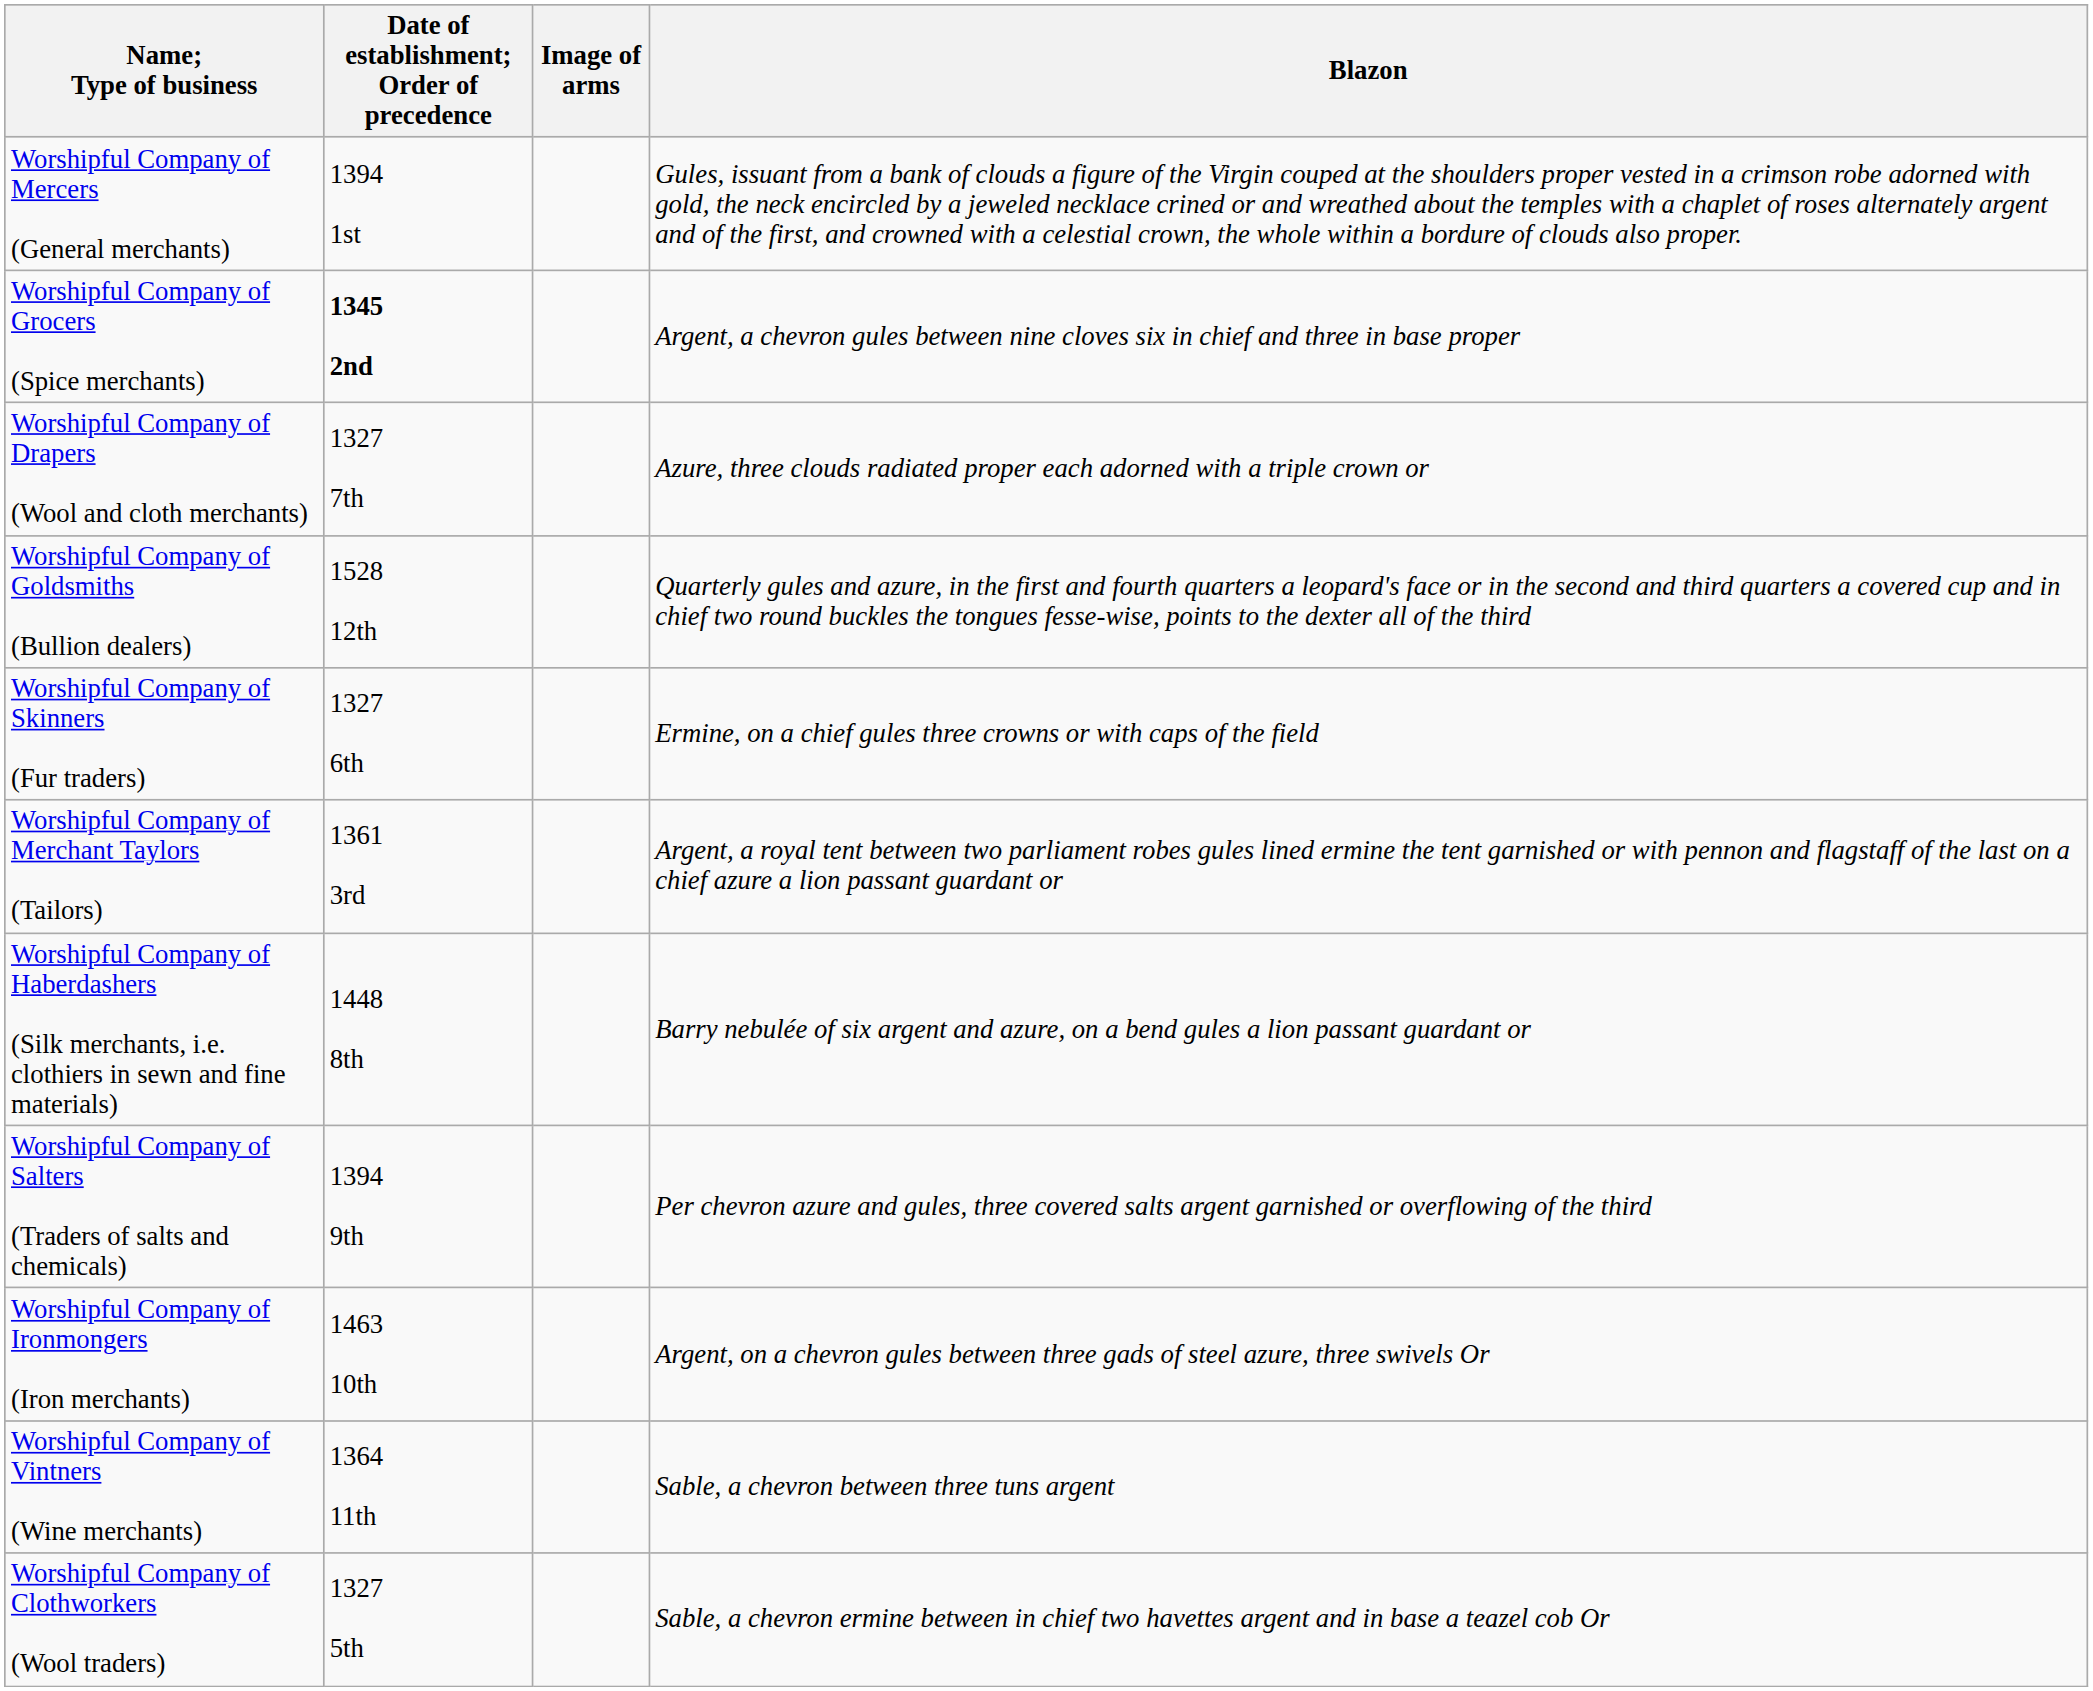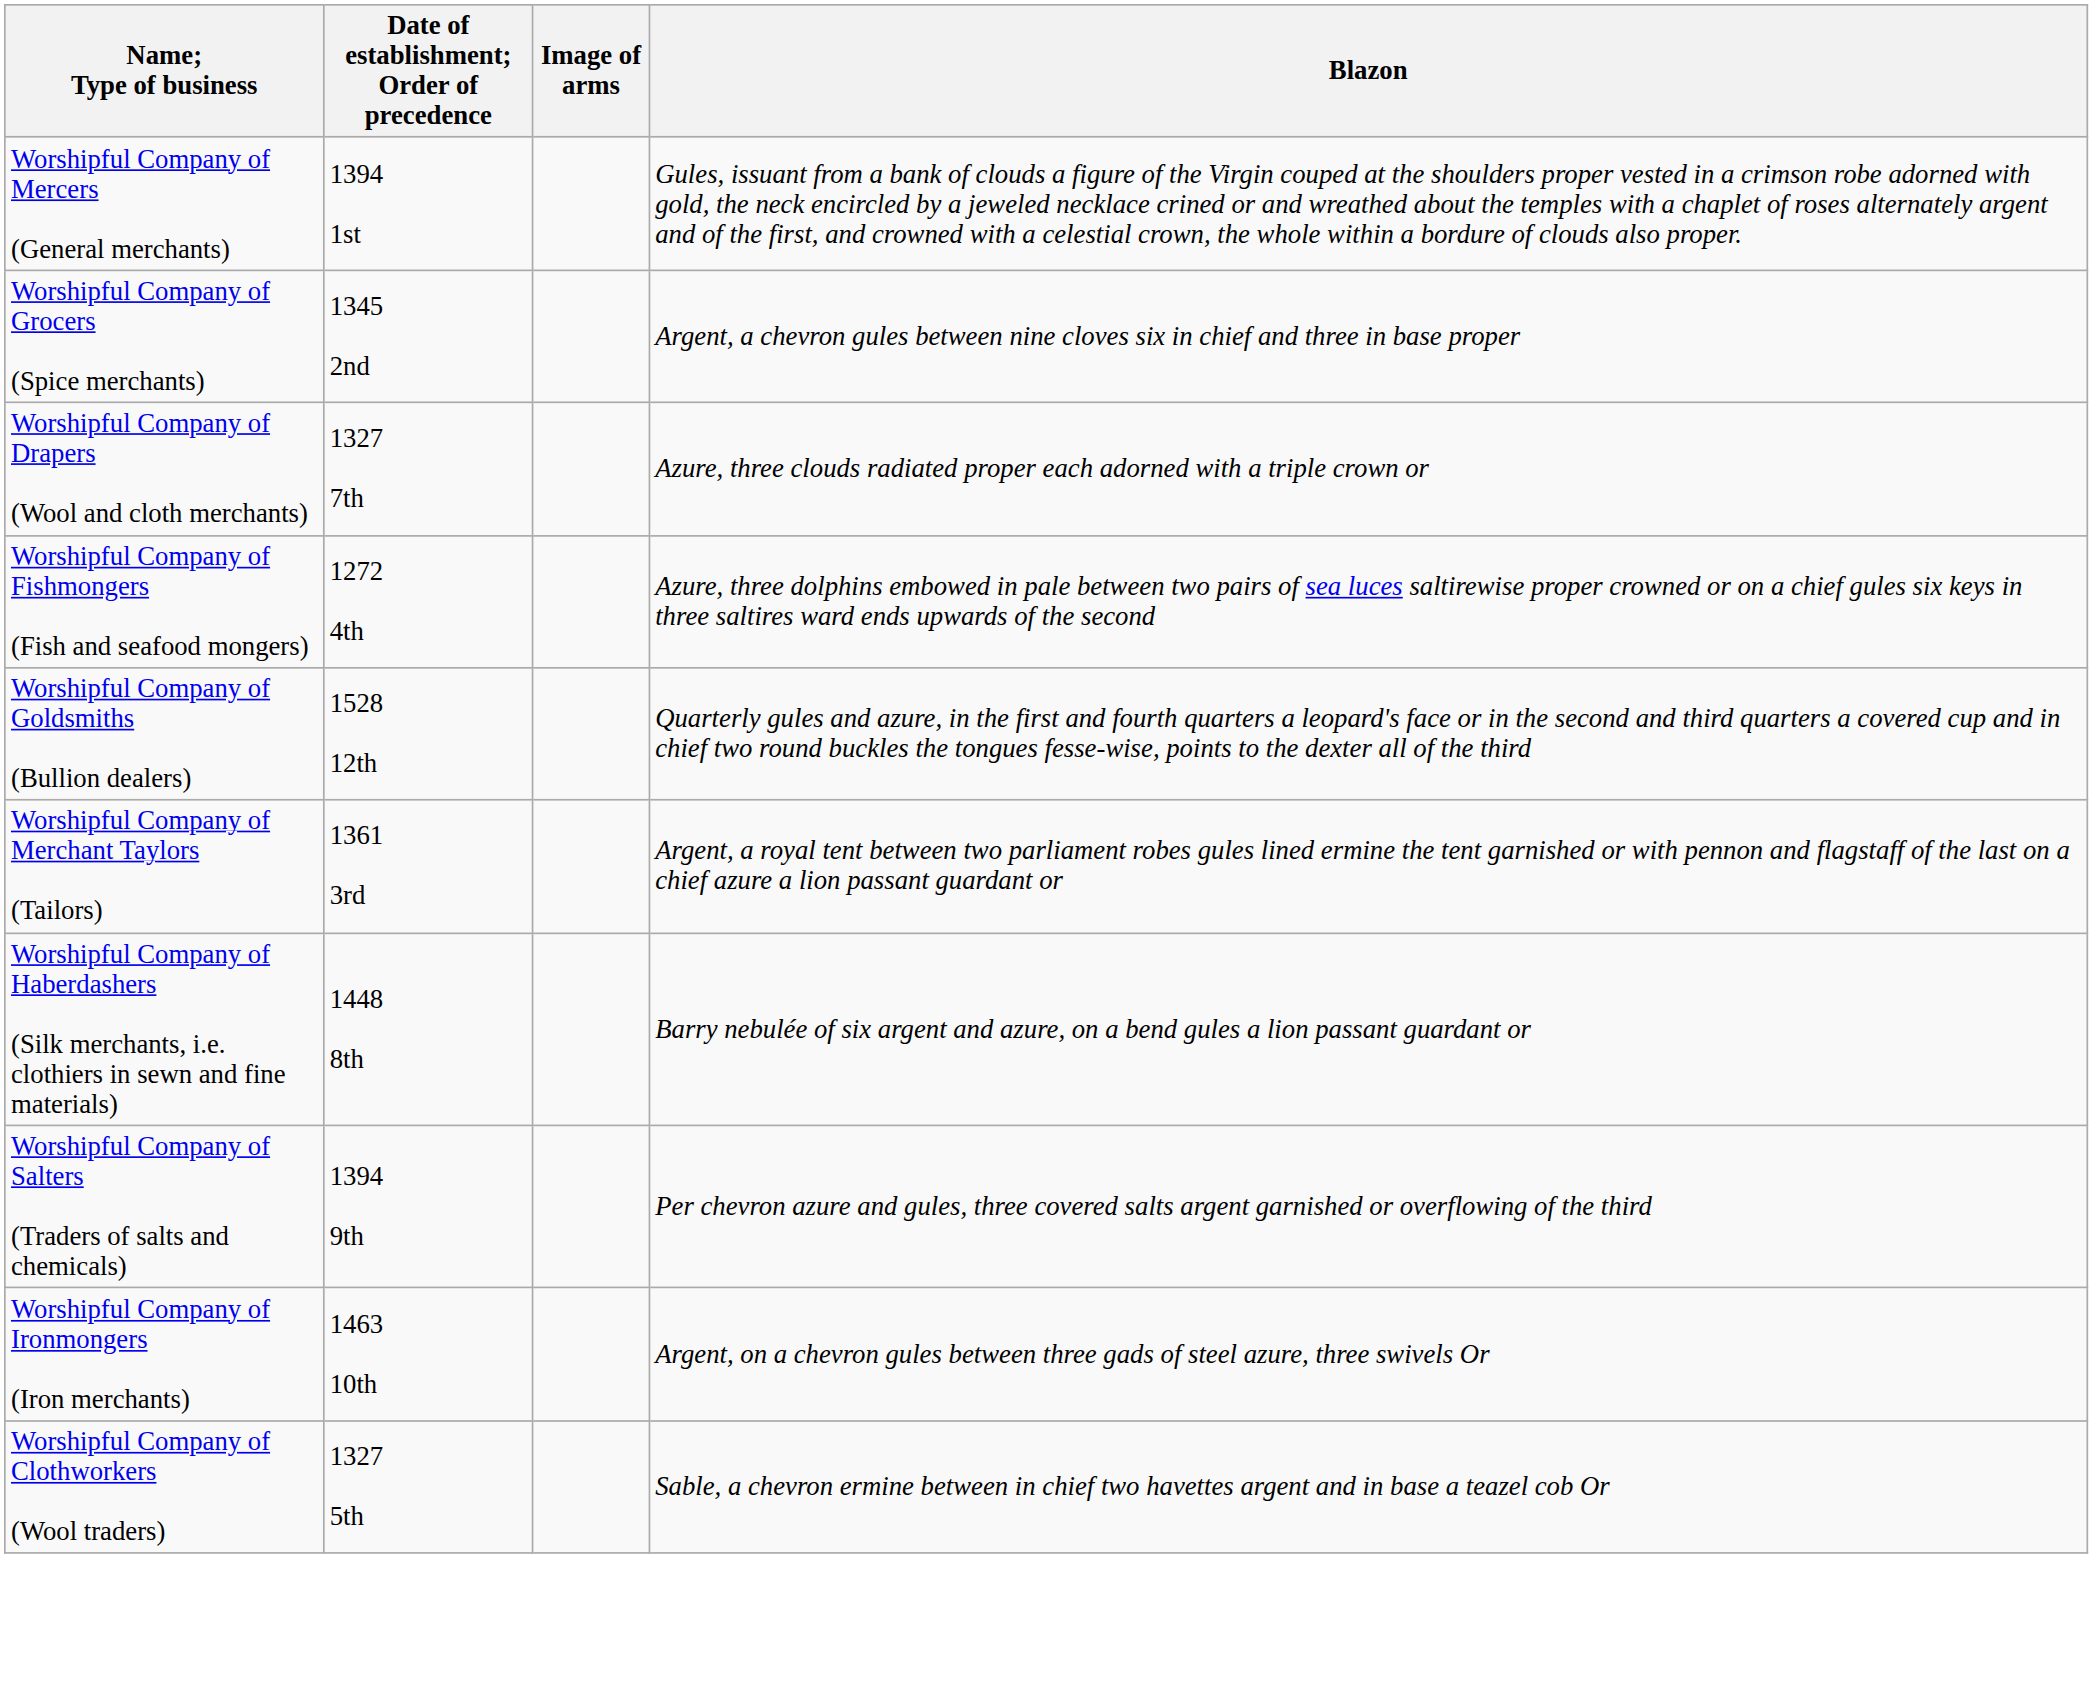(356, 335) bold -> (356, 335) normal
+ row: (160, 601)
- row: (141, 733)
- row: (141, 1486)
